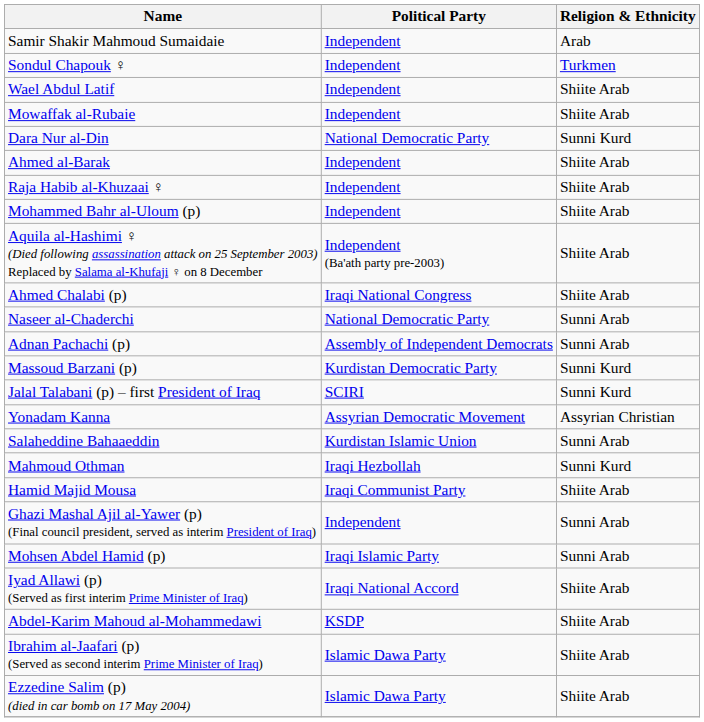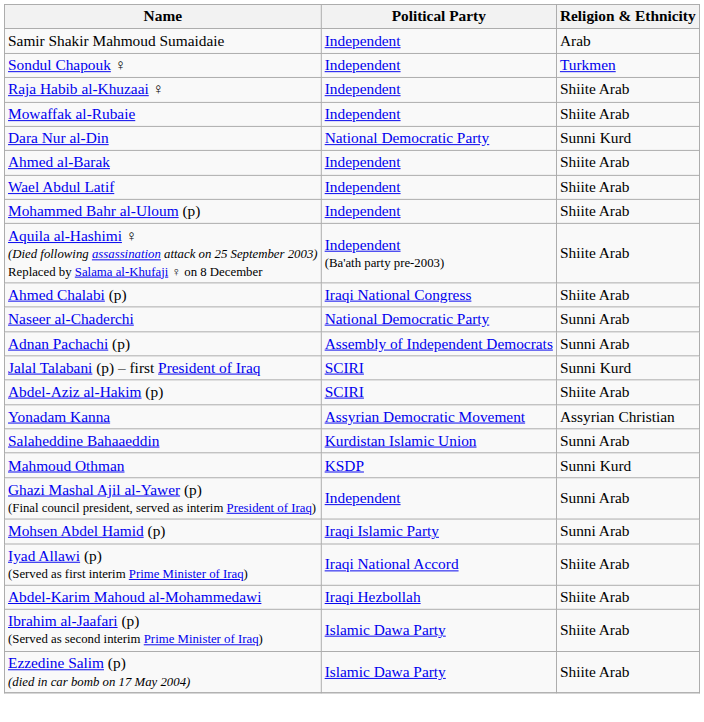rows swapped: (61, 89) <-> (86, 187)
- row: (72, 367)
+ row: (86, 392)
(373, 465) Iraqi Hezbollah -> (344, 465) KSDP
- row: (72, 489)
(344, 621) KSDP -> (373, 597) Iraqi Hezbollah
